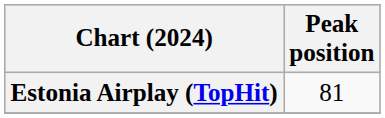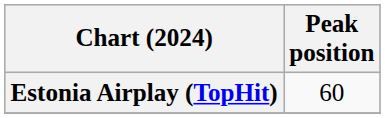(332, 92) 81 -> (332, 92) 60
